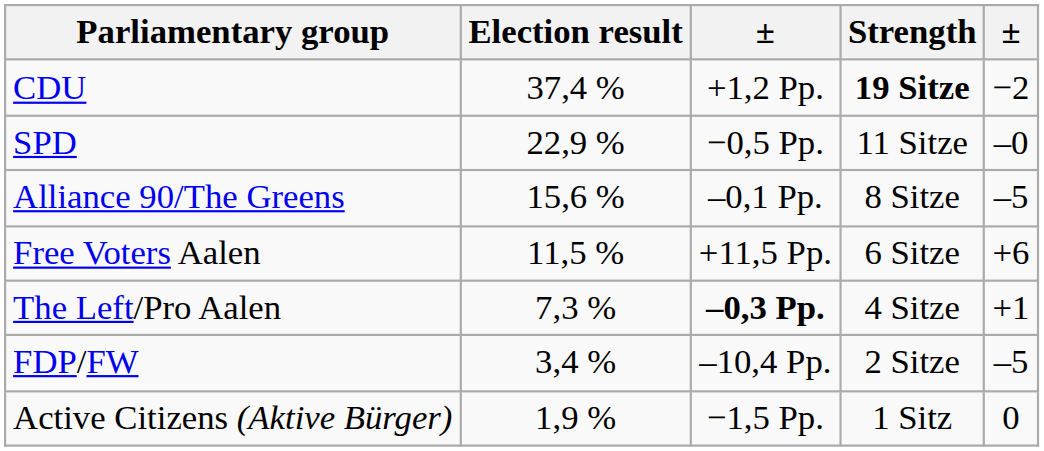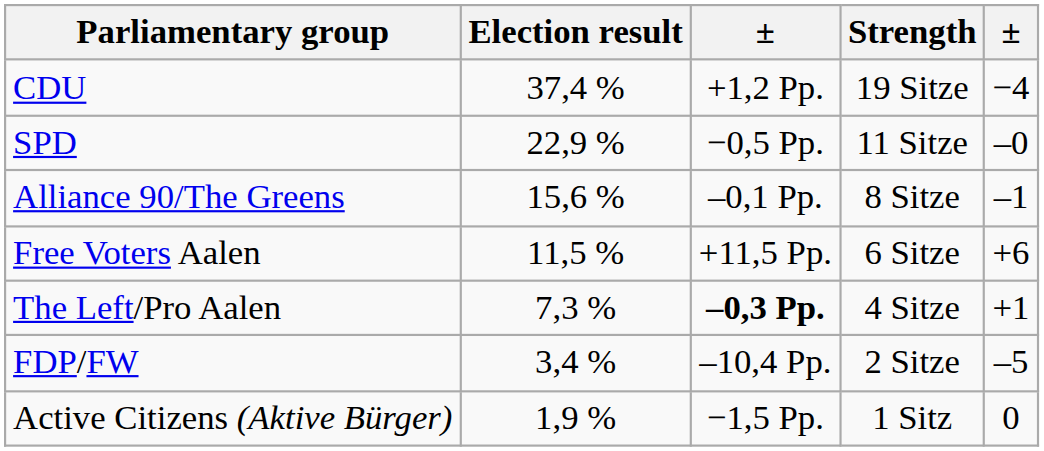(912, 87) bold -> (912, 87) normal
(1011, 87) −2 -> (1011, 87) −4
(1011, 197) –5 -> (1011, 197) –1
